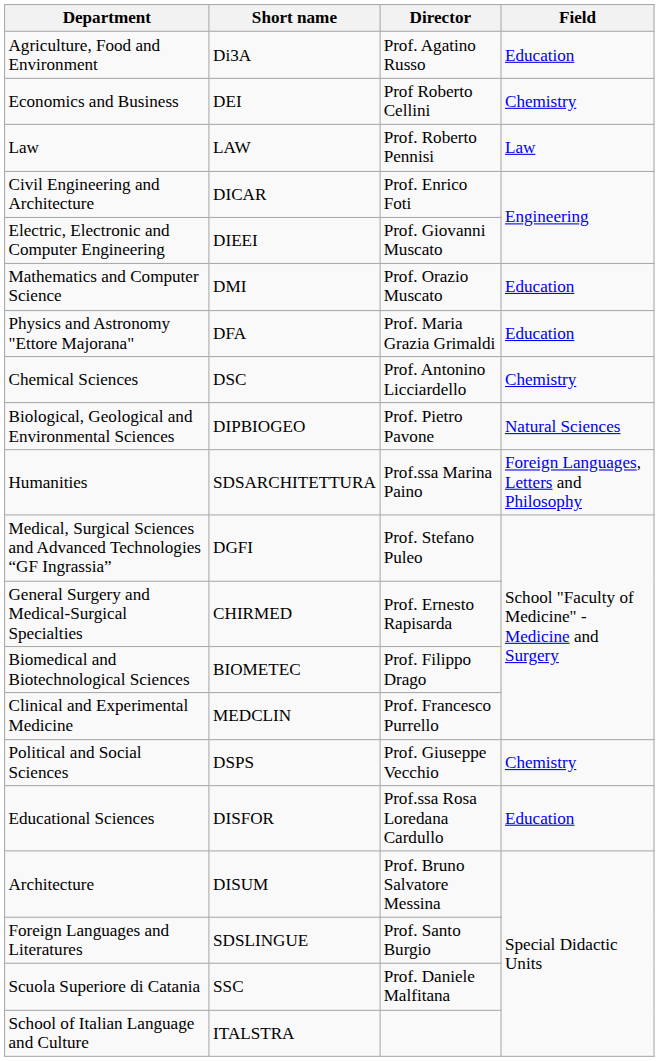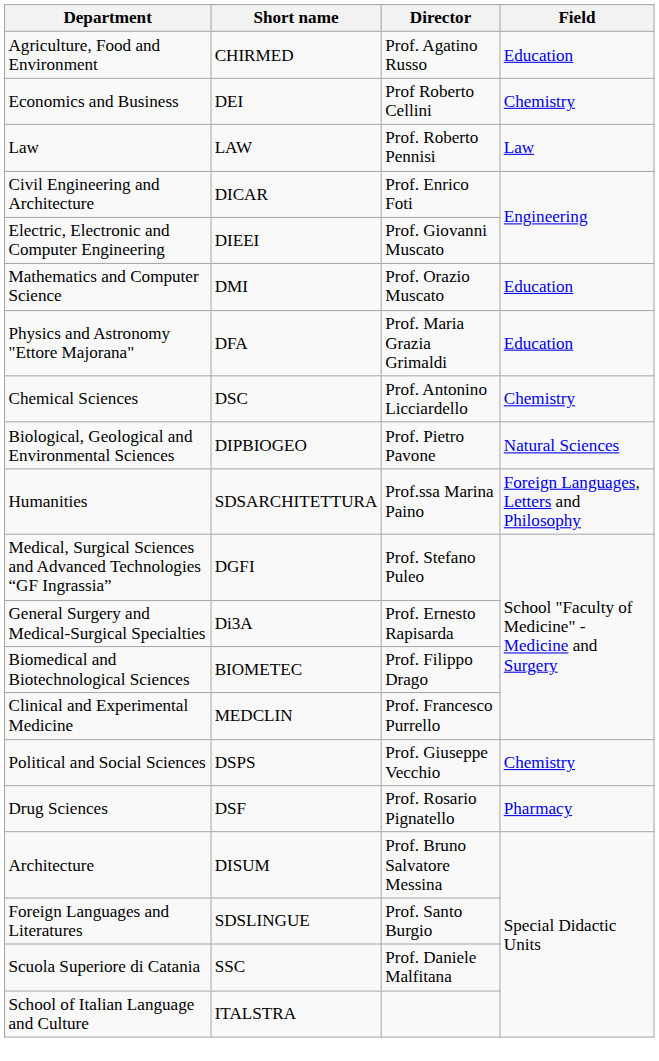(232, 54) Di3A -> (254, 54) CHIRMED
(253, 613) CHIRMED -> (234, 623) Di3A
+ row: (58, 808)
- row: (81, 818)
